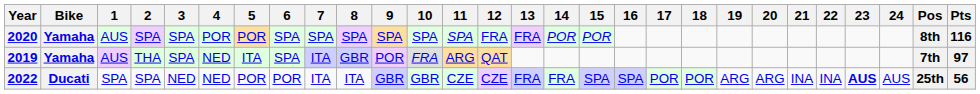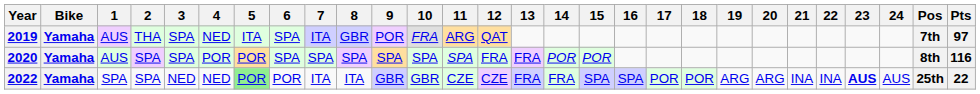rows swapped: (22, 58) <-> (22, 37)
(69, 79) Ducati -> (69, 79) Yamaha
(252, 79) no background -> (252, 79) lightgreen background
(961, 79) 56 -> (961, 79) 22
